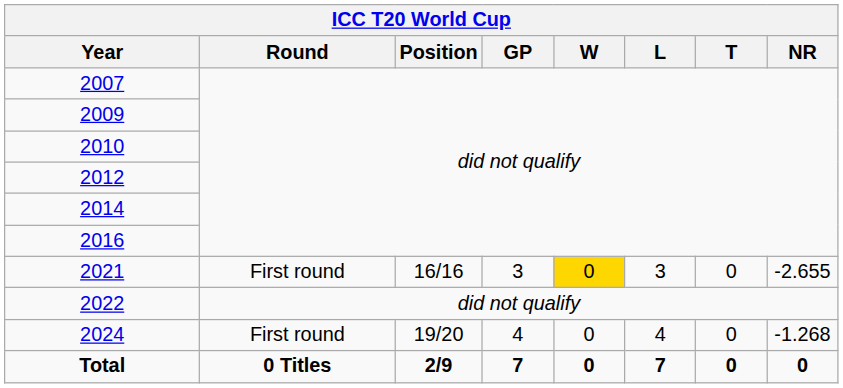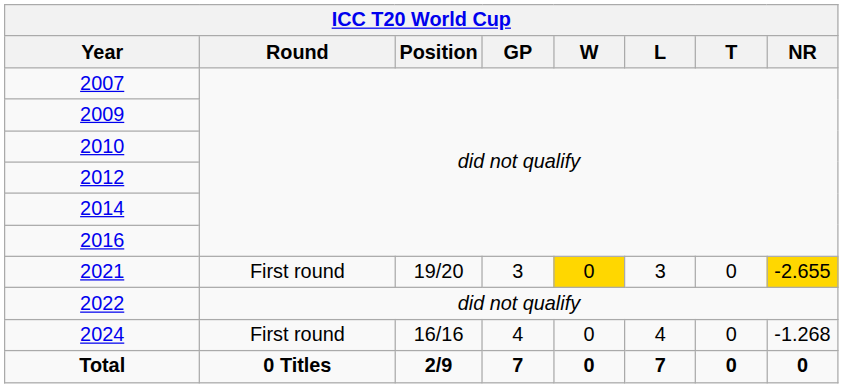(439, 271) 16/16 -> (439, 271) 19/20
(802, 271) no background -> (802, 271) gold background
(439, 334) 19/20 -> (439, 334) 16/16
